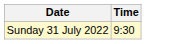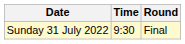+ column: (161, 13)
